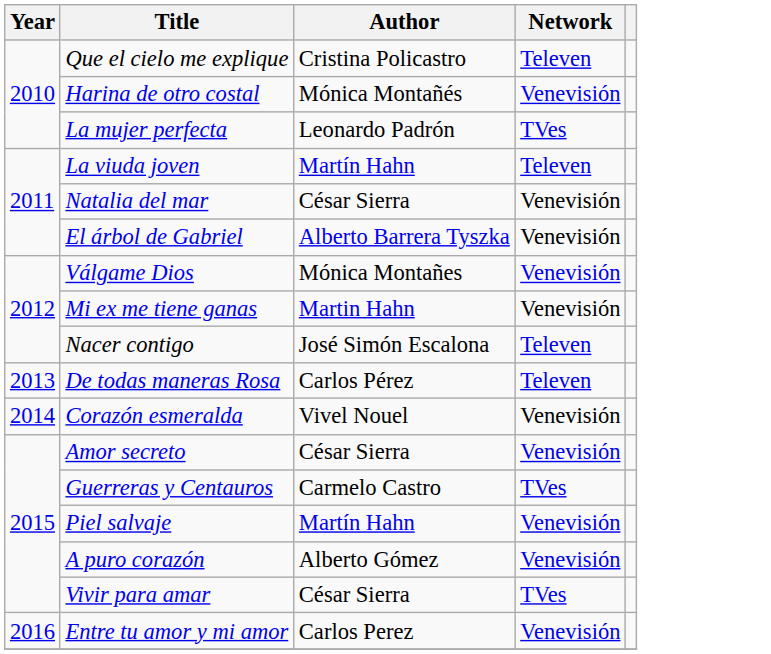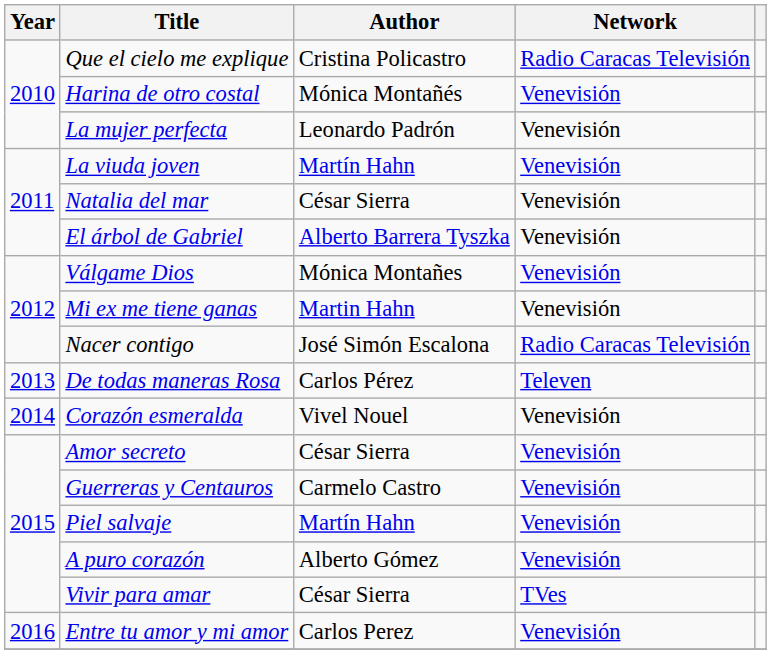(556, 58) Televen -> (635, 58) Radio Caracas Televisión
(543, 129) TVes -> (570, 129) Venevisión
(556, 165) Televen -> (570, 165) Venevisión
(556, 344) Televen -> (635, 344) Radio Caracas Televisión
(543, 487) TVes -> (570, 487) Venevisión
